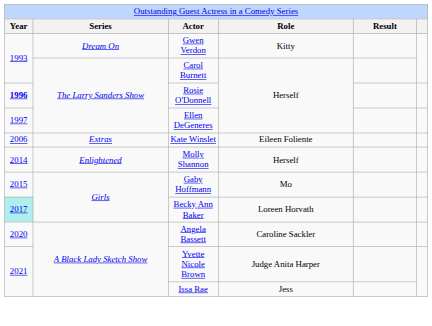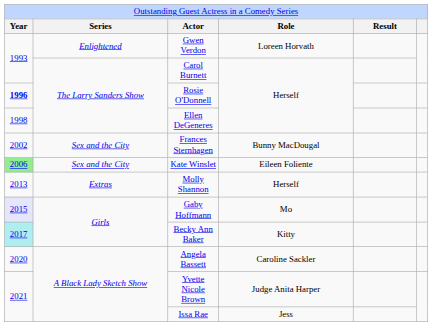(101, 46) Dream On -> (100, 46) Enlightened
(286, 46) Kitty -> (286, 46) Loreen Horvath
(19, 120) 1997 -> (19, 120) 1998
+ row: (193, 145)
(19, 140) no background -> (19, 165) lightgreen background
(101, 140) Extras -> (100, 165) Sex and the City
(19, 160) 2014 -> (19, 185) 2013
(101, 160) Enlightened -> (100, 185) Extras
(19, 185) no background -> (19, 209) lavender background
(286, 209) Loreen Horvath -> (286, 234) Kitty
